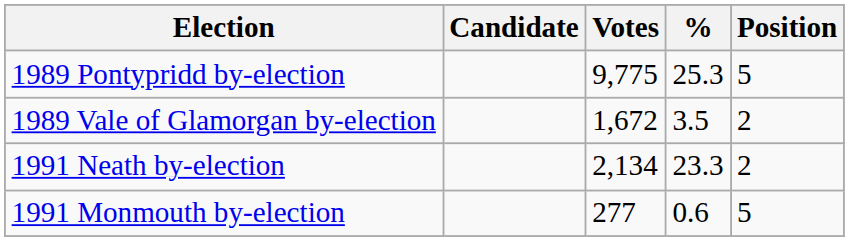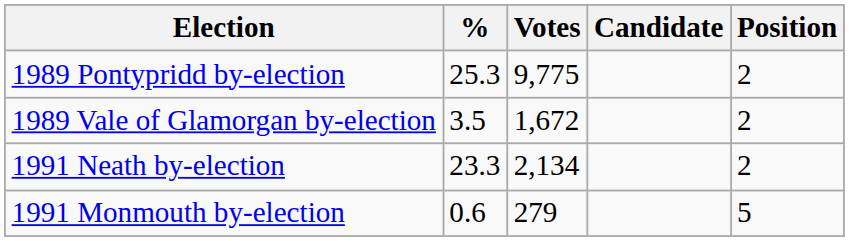columns swapped: (514, 27) <-> (698, 27)
(744, 73) 5 -> (744, 73) 2
(614, 212) 277 -> (536, 212) 279
